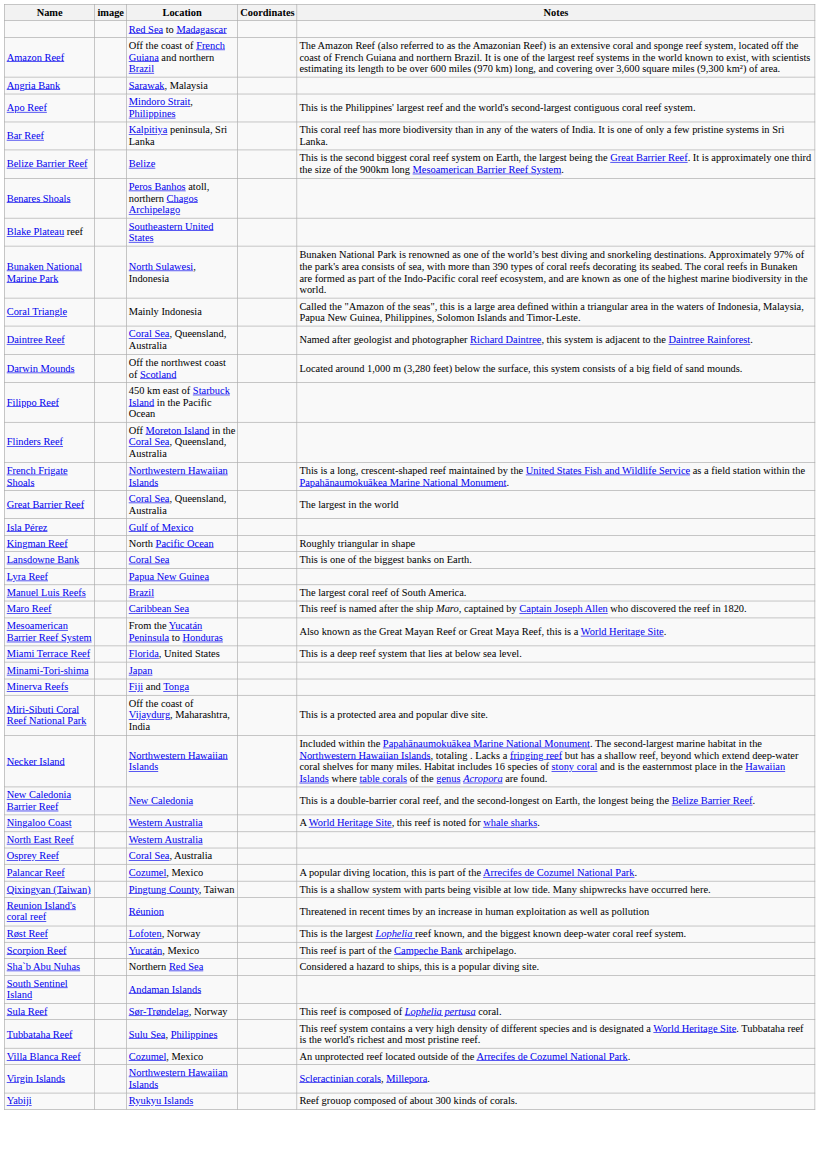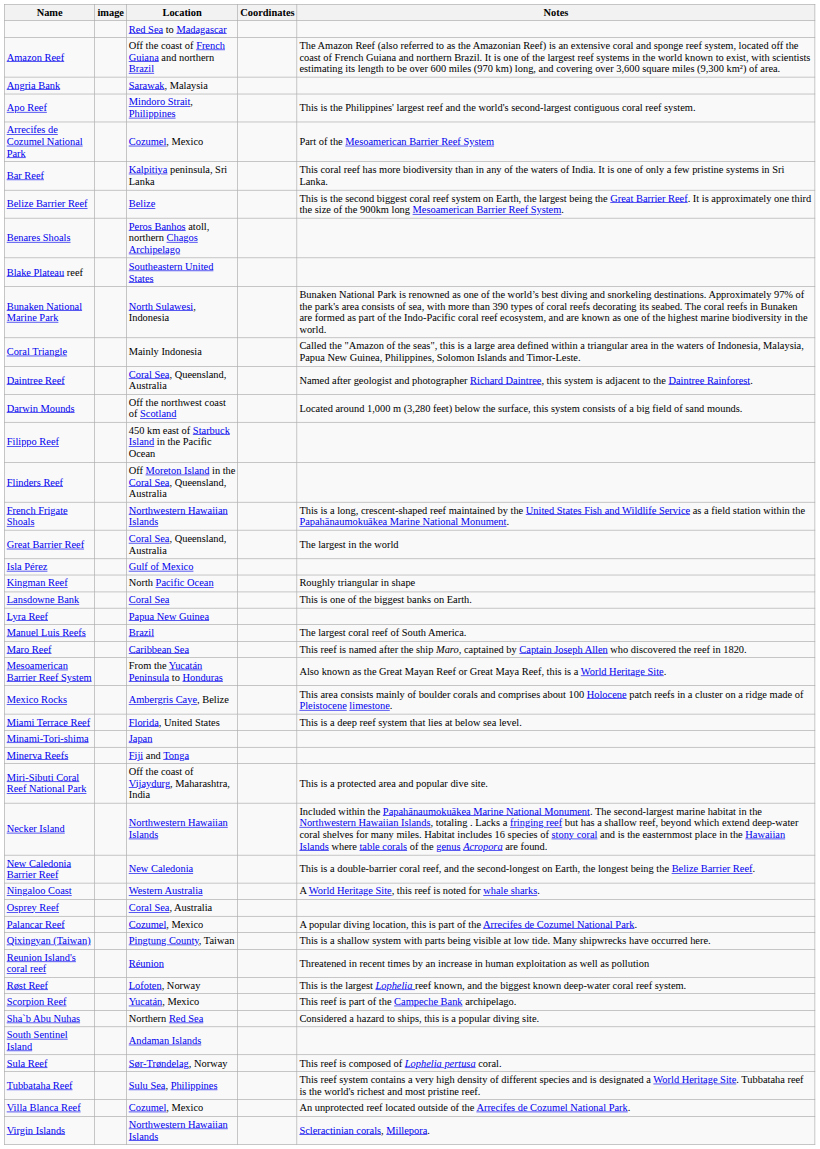+ row: (45, 142)
+ row: (37, 700)
- row: (40, 839)
- row: (19, 1101)
